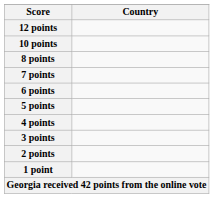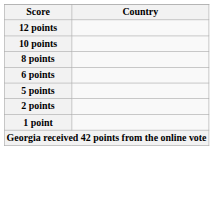- row: (38, 75)
- row: (38, 122)
- row: (38, 138)
